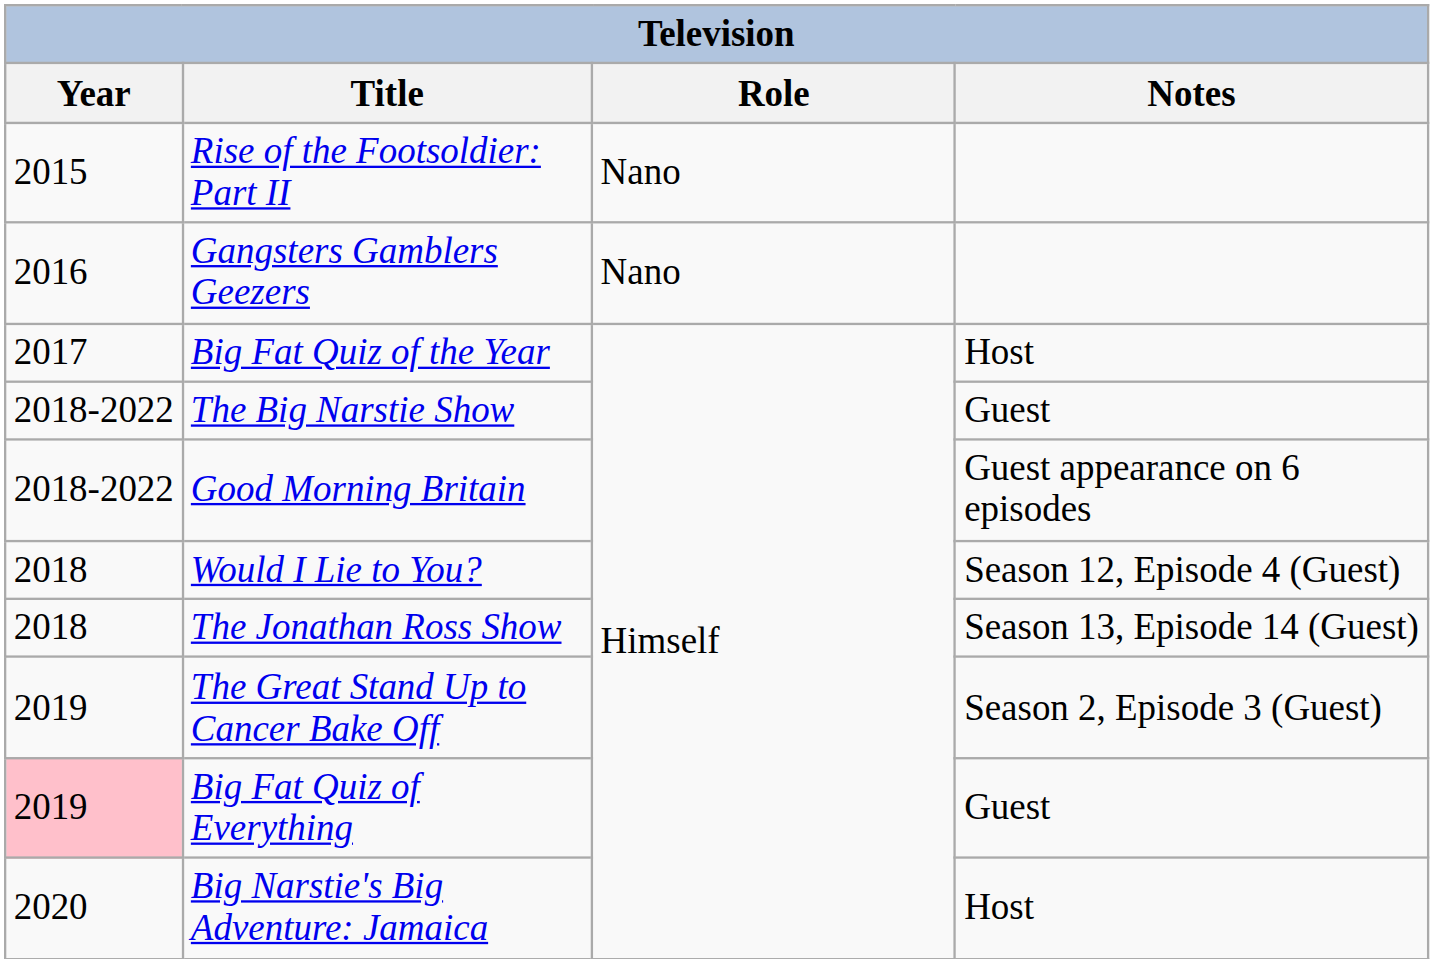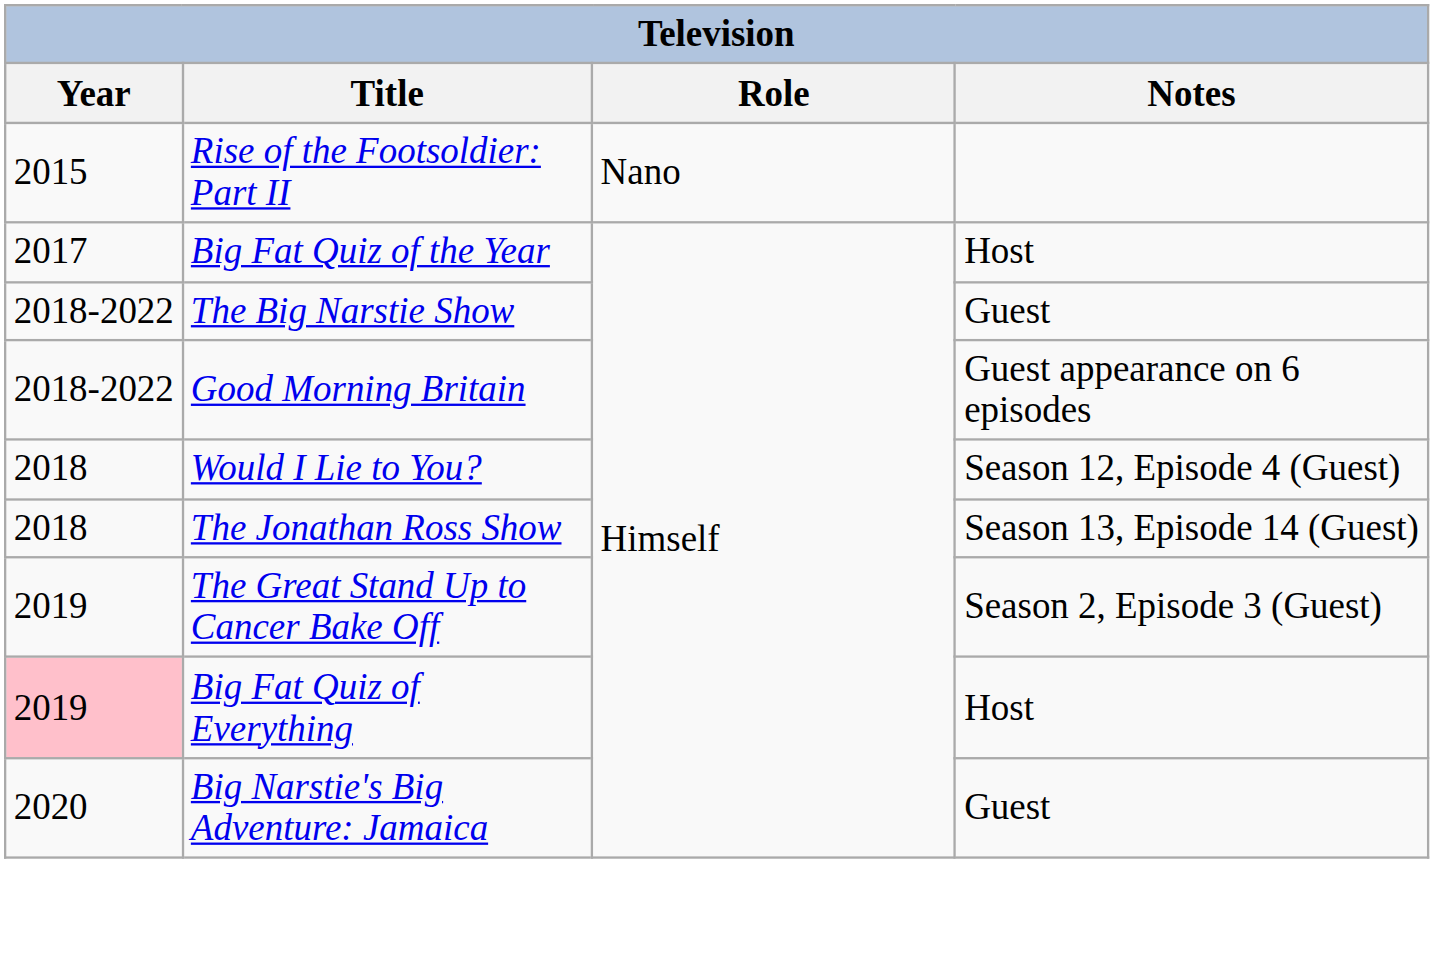- row: (344, 272)
(1007, 807) Guest -> (999, 706) Host
(999, 907) Host -> (1007, 807) Guest
